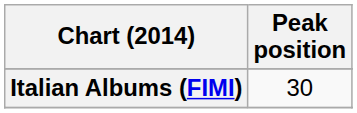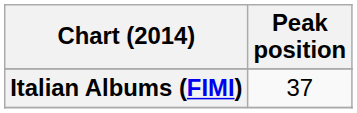(300, 88) 30 -> (300, 88) 37
